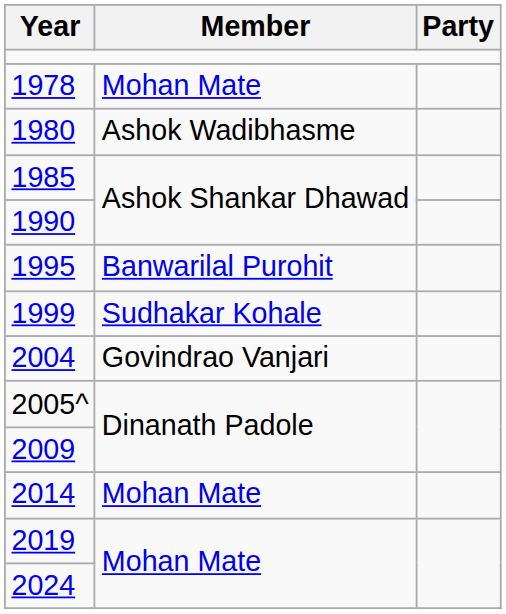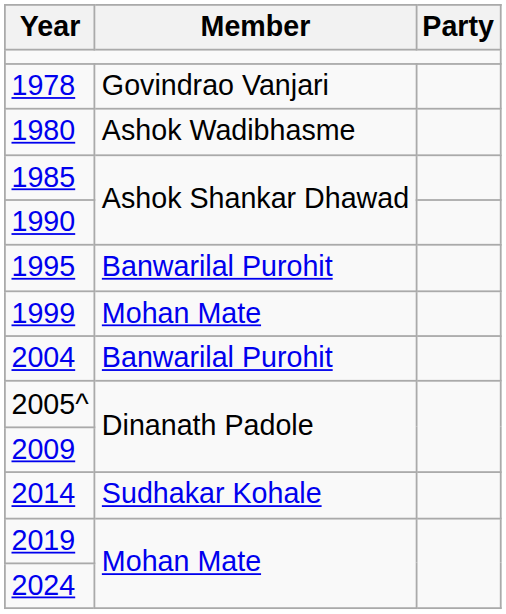(181, 85) Mohan Mate -> (215, 85) Govindrao Vanjari
(212, 312) Sudhakar Kohale -> (181, 312) Mohan Mate
(215, 358) Govindrao Vanjari -> (217, 358) Banwarilal Purohit
(181, 494) Mohan Mate -> (212, 494) Sudhakar Kohale
